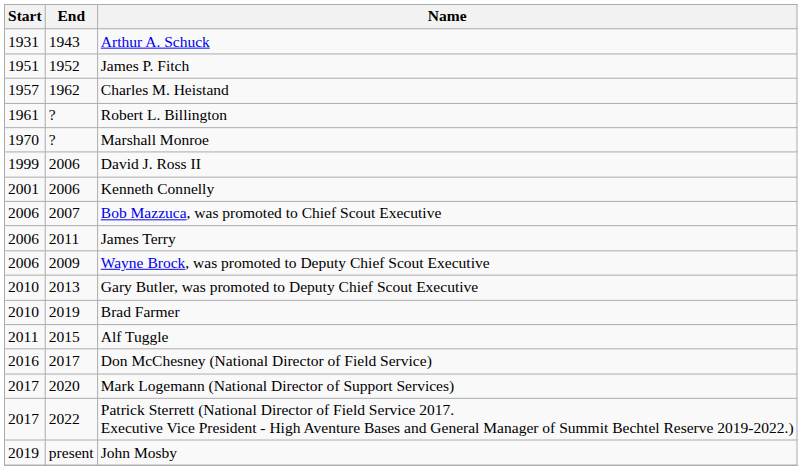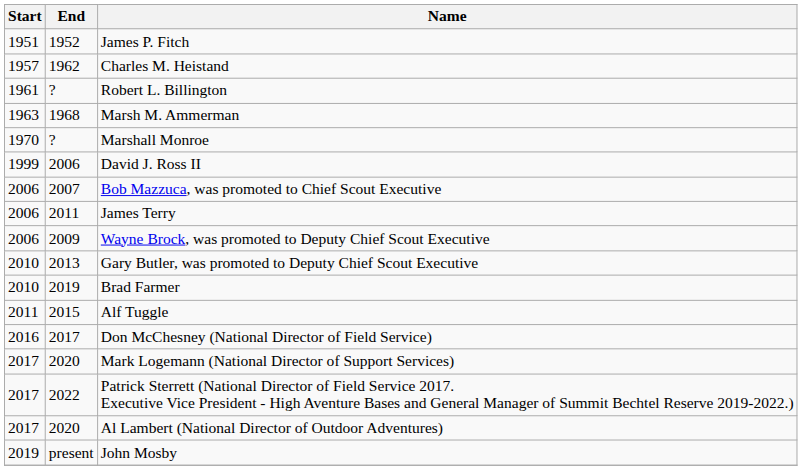- row: (155, 41)
+ row: (170, 115)
- row: (157, 189)
+ row: (272, 428)
